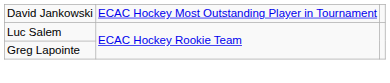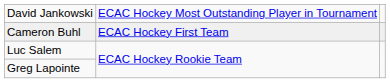+ row: (44, 31)
